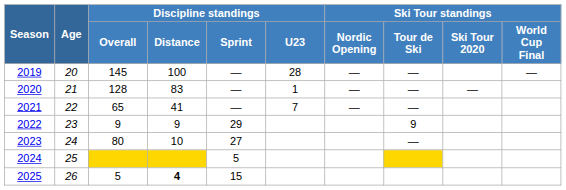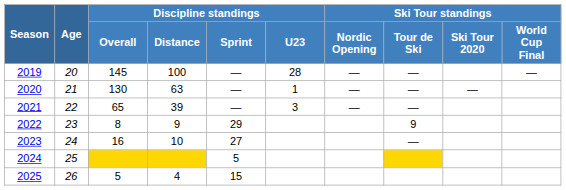(118, 90) 128 -> (118, 90) 130
(177, 90) 83 -> (177, 90) 63
(177, 107) 41 -> (177, 107) 39
(295, 107) 7 -> (295, 107) 3
(118, 124) 9 -> (118, 124) 8
(118, 142) 80 -> (118, 142) 16
(177, 176) bold -> (177, 176) normal
